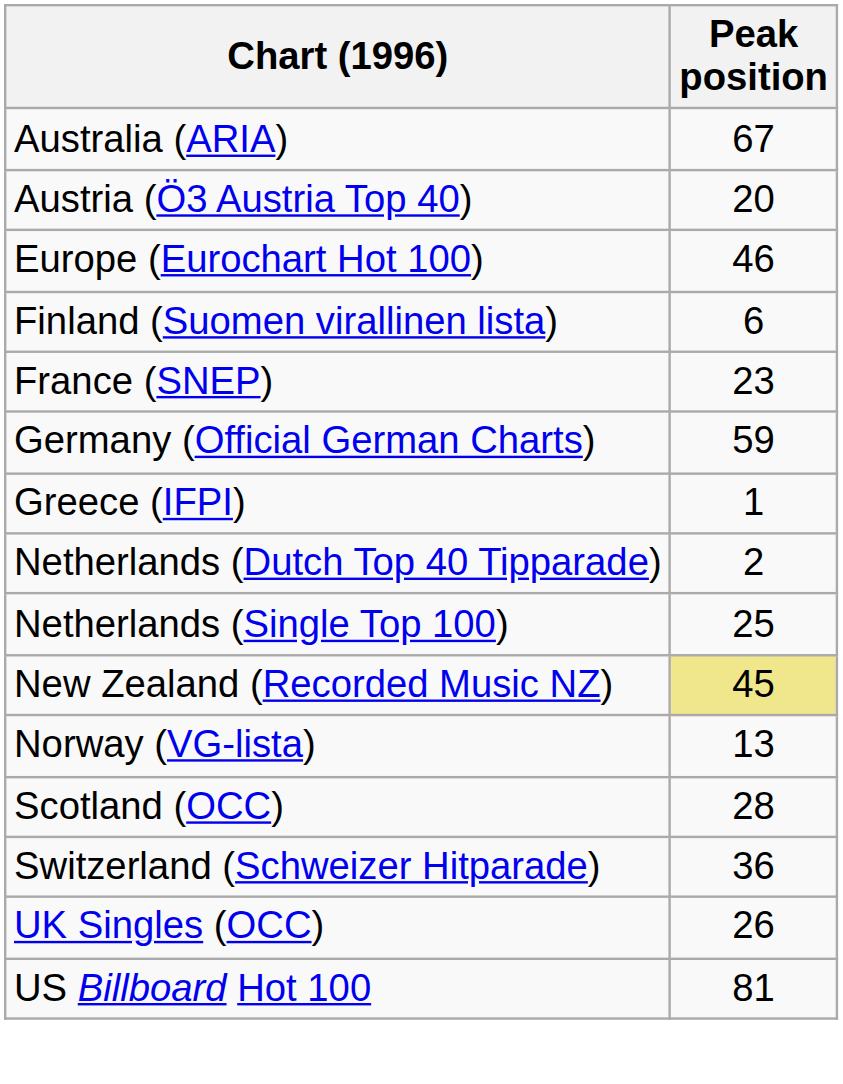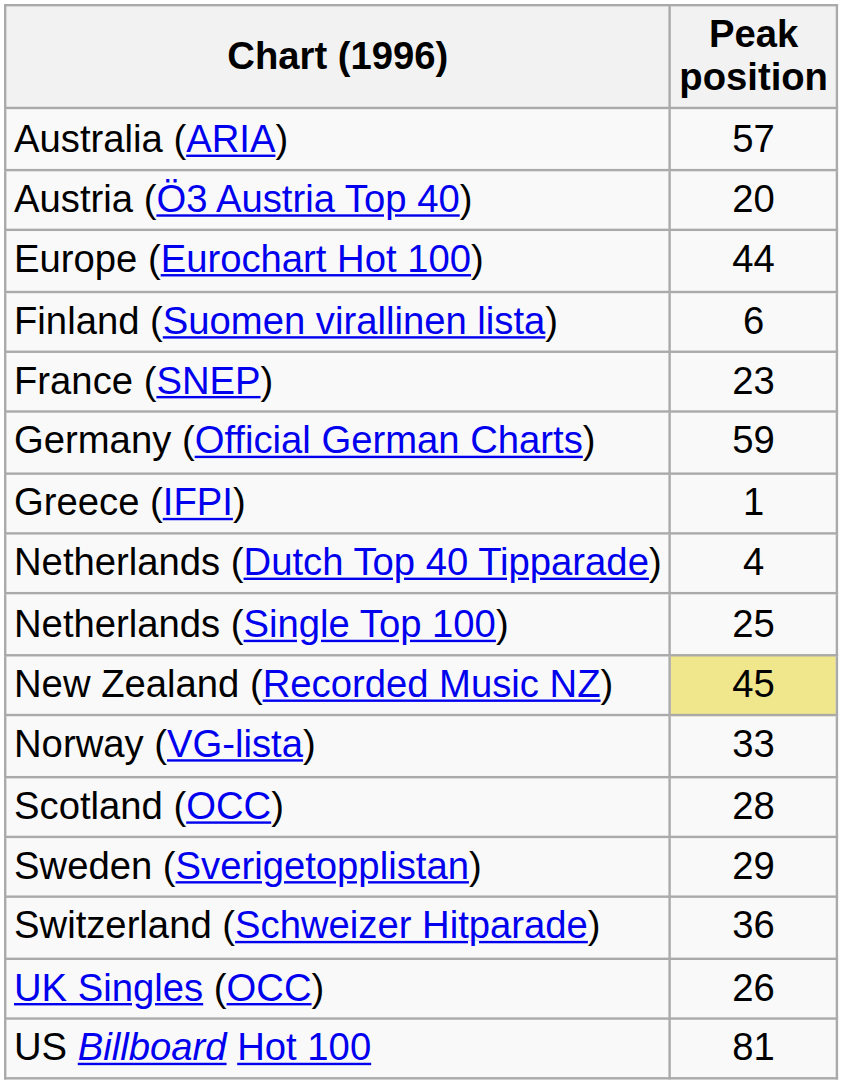(754, 138) 67 -> (754, 138) 57
(754, 259) 46 -> (754, 259) 44
(754, 563) 2 -> (754, 563) 4
(754, 744) 13 -> (754, 744) 33
+ row: (248, 866)
